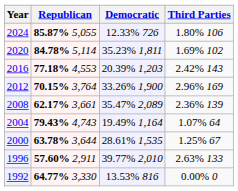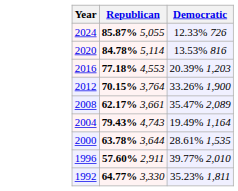- column: (199, 14)
(132, 50) 35.23% 1,811 -> (200, 50) 13.53% 816
(132, 176) 13.53% 816 -> (200, 176) 35.23% 1,811
